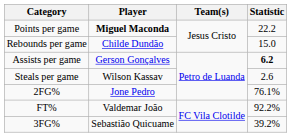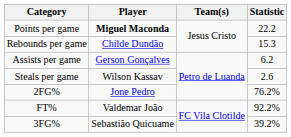(267, 44) 15.0 -> (267, 44) 15.3
(267, 60) bold -> (267, 60) normal
(267, 92) 76.1% -> (267, 92) 76.2%
